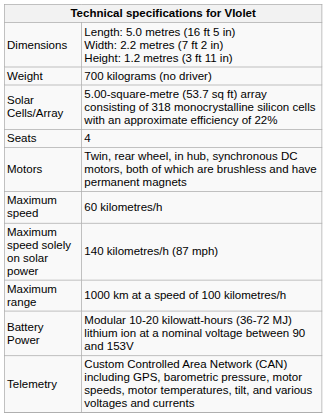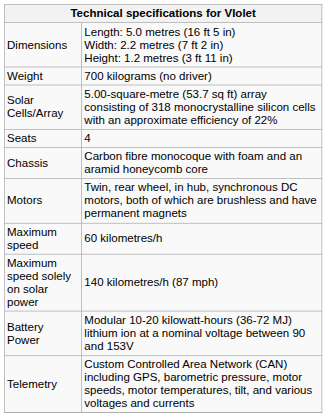+ row: (28, 163)
- row: (32, 295)
